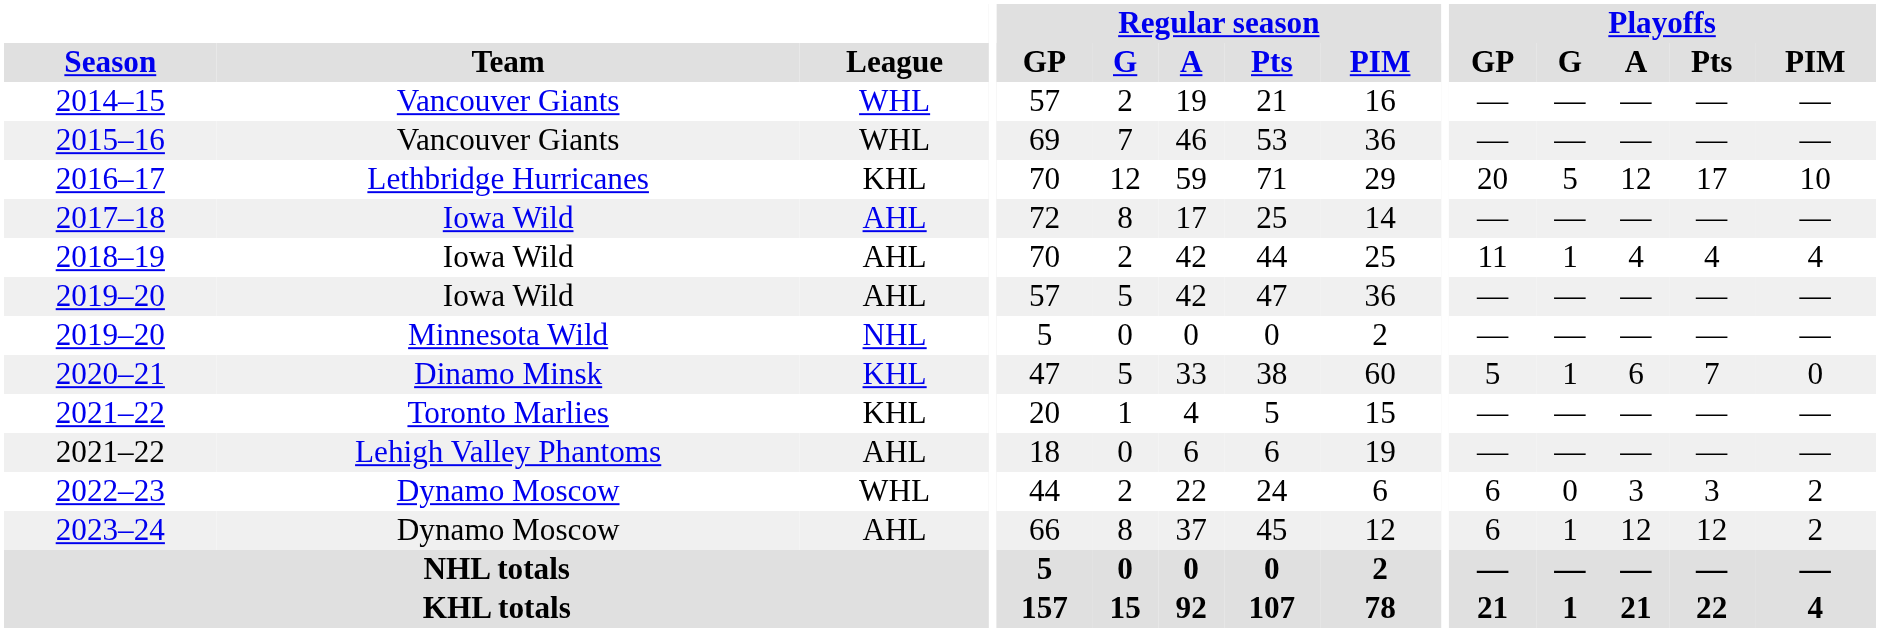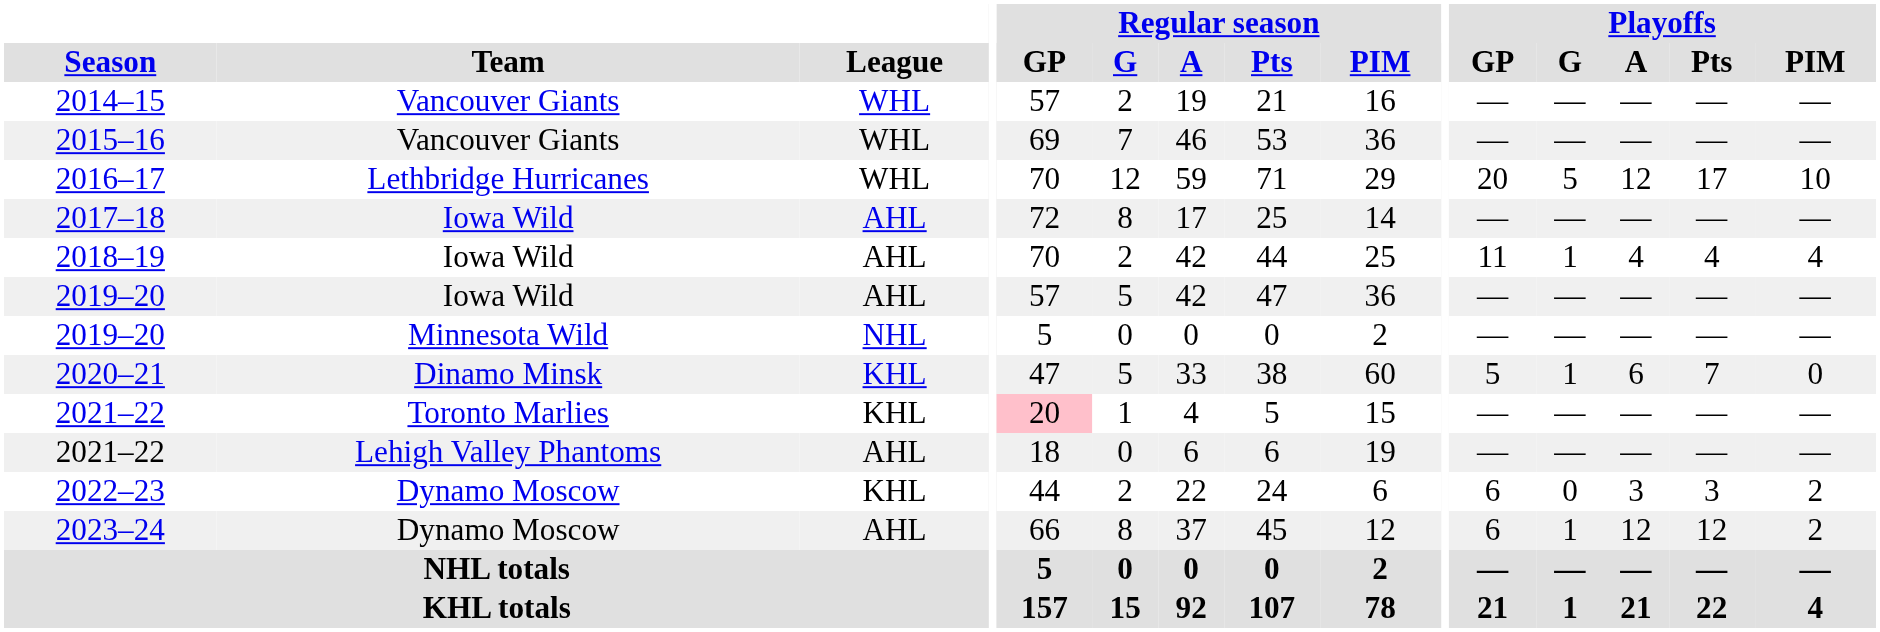(895, 179) KHL -> (895, 179) WHL
(1045, 413) no background -> (1045, 413) pink background
(895, 491) WHL -> (895, 491) KHL
